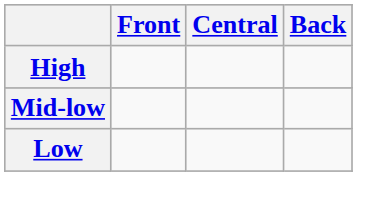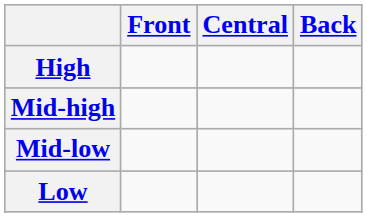+ row: (63, 107)
